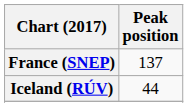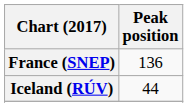(151, 62) 137 -> (151, 62) 136
